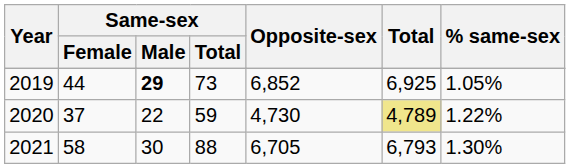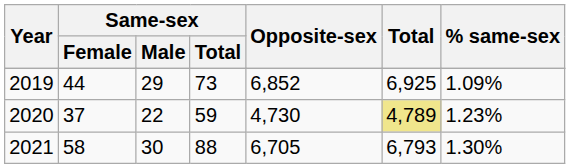(152, 83) bold -> (152, 83) normal
(474, 83) 1.05% -> (474, 83) 1.09%
(474, 115) 1.22% -> (474, 115) 1.23%
